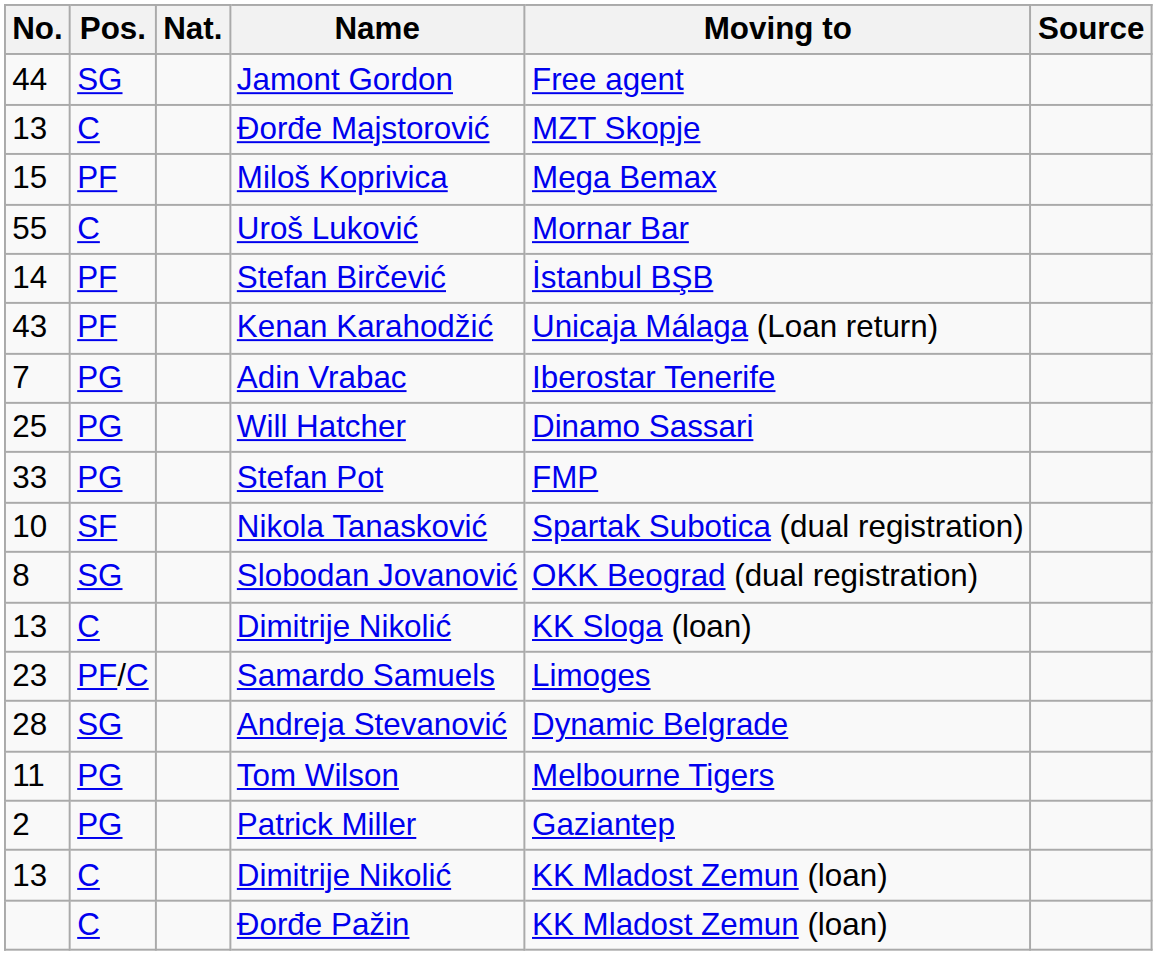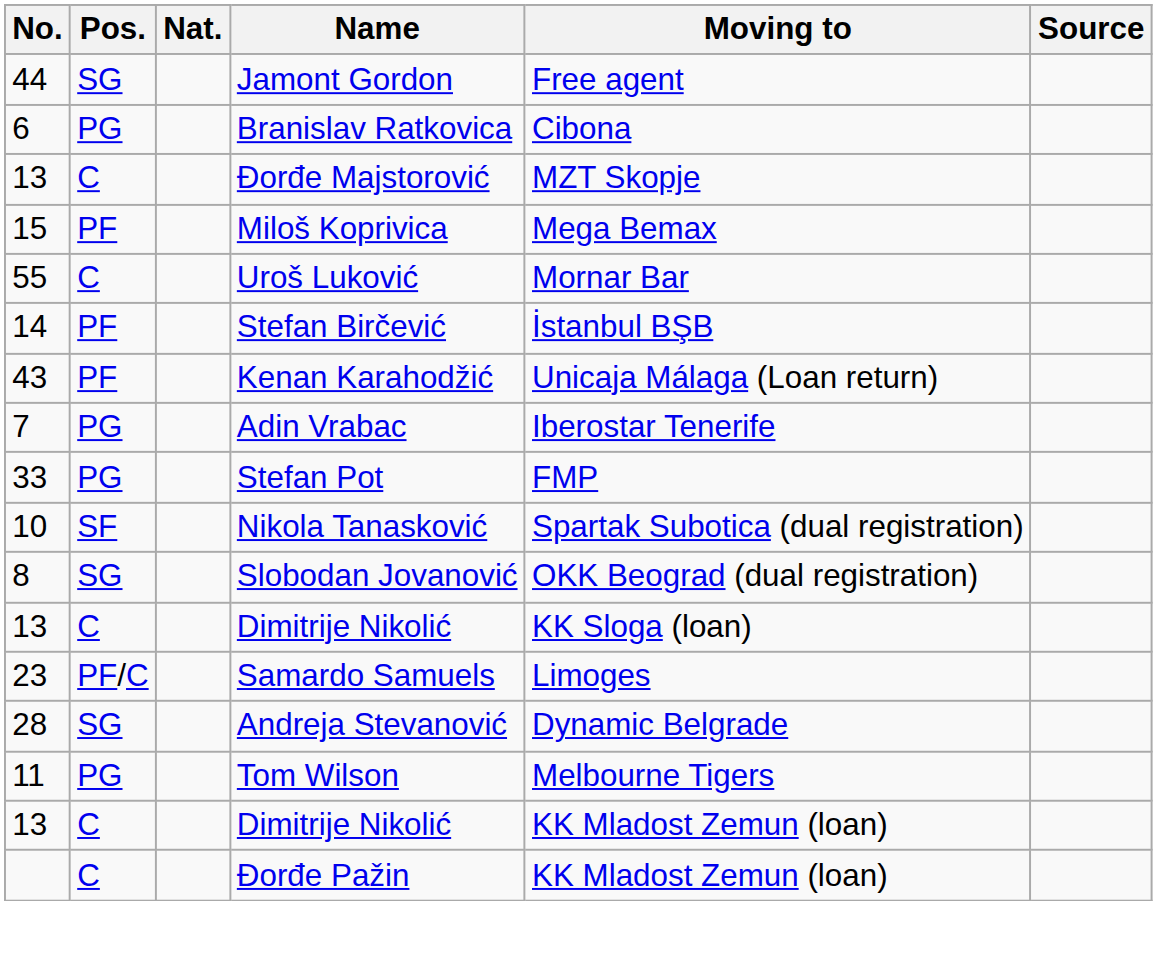+ row: (21, 128)
- row: (30, 427)
- row: (21, 825)
